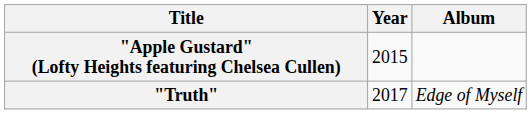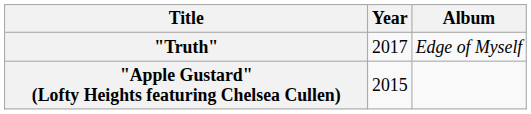rows swapped: (186, 56) <-> (186, 94)
